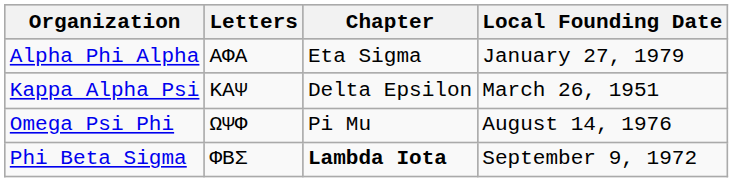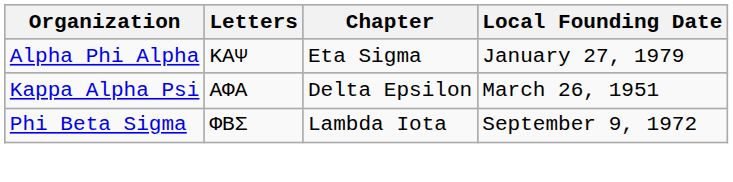(228, 56) ΑΦΑ -> (228, 56) ΚΑΨ
(228, 91) ΚΑΨ -> (228, 91) ΑΦΑ
- row: (92, 125)
(377, 159) bold -> (377, 125) normal
